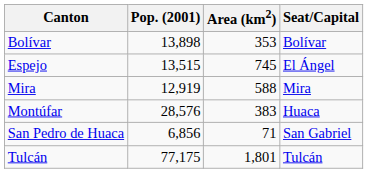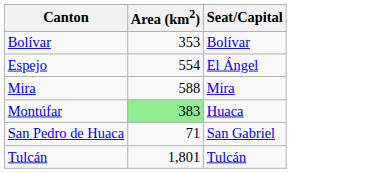- column: (166, 17)
(266, 65) 745 -> (189, 65) 554
(266, 111) no background -> (189, 111) lightgreen background
